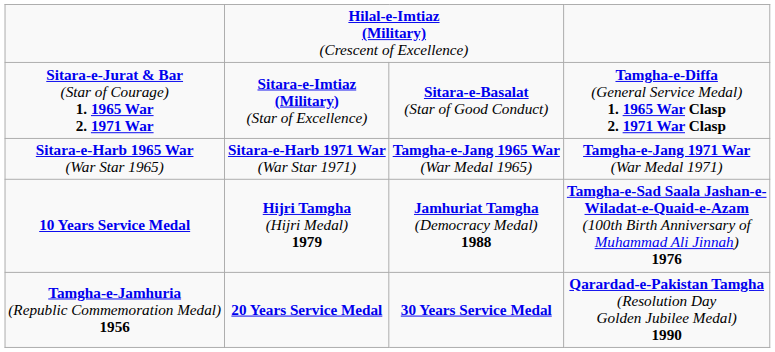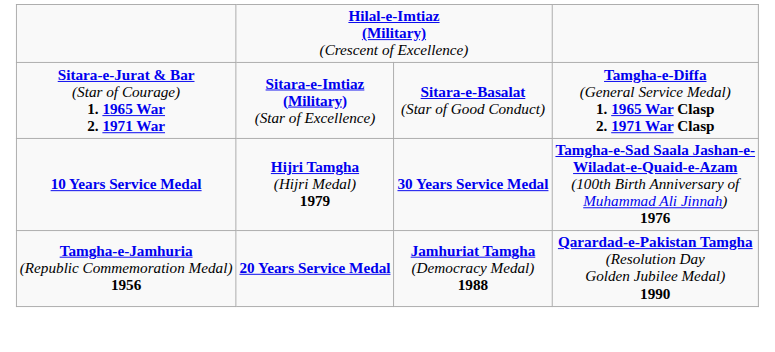- row: (115, 158)
(476, 225) Jamhuriat Tamgha (Democracy Medal) 1988 -> (473, 184) 30 Years Service Medal
(476, 309) 30 Years Service Medal -> (473, 268) Jamhuriat Tamgha (Democracy Medal) 1988
